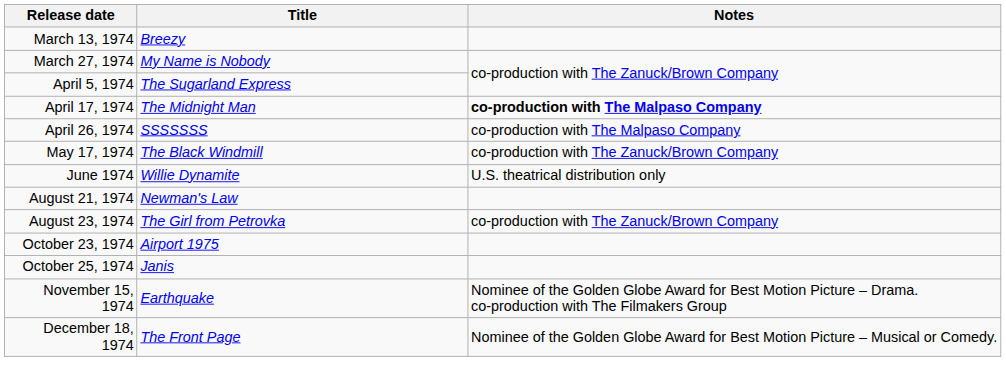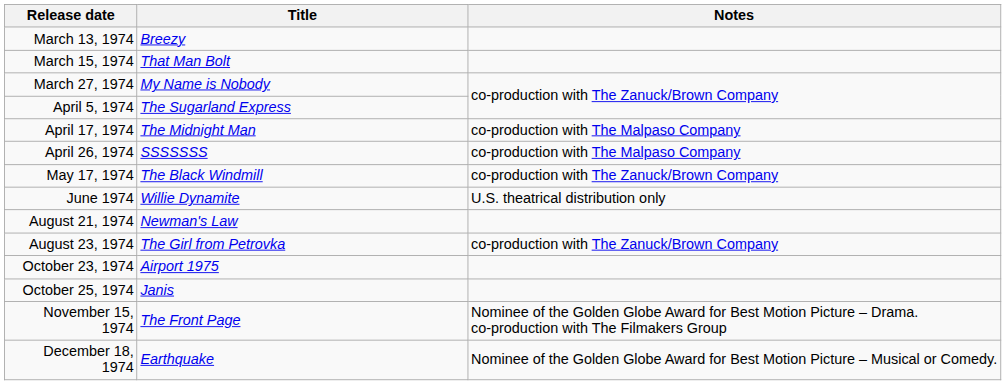+ row: (84, 61)
(616, 107) bold -> (606, 130) normal
(177, 298) Earthquake -> (190, 320) The Front Page
(190, 337) The Front Page -> (177, 359) Earthquake
